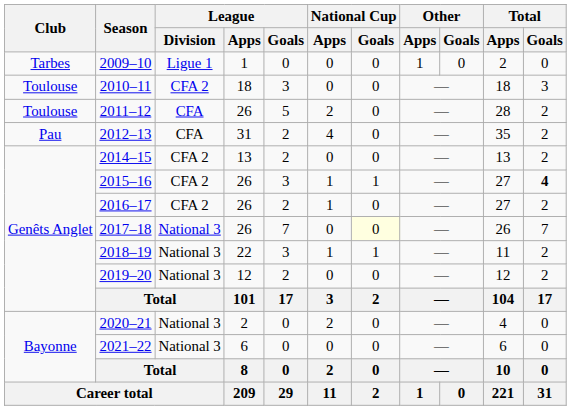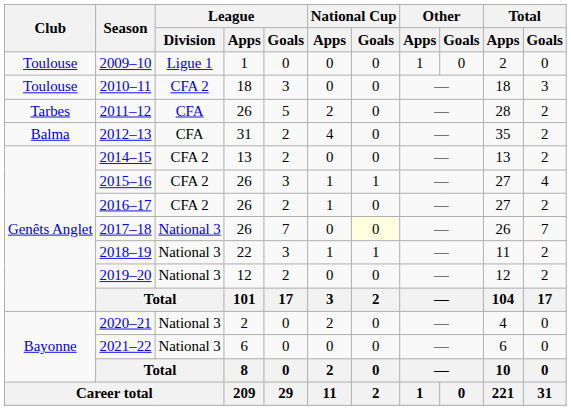(50, 63) Tarbes -> (50, 63) Toulouse
(50, 110) Toulouse -> (50, 110) Tarbes
(50, 134) Pau -> (50, 134) Balma
(545, 181) bold -> (545, 181) normal
